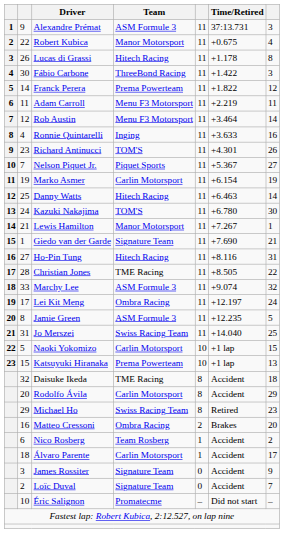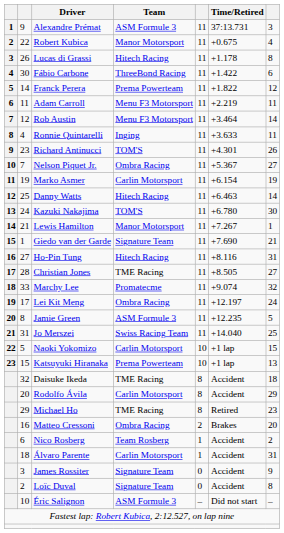(270, 73) 3 -> (270, 73) 6
(273, 134) 16 -> (272, 134) 11
(140, 165) Piquet Sports -> (142, 165) Ombra Racing
(273, 272) 22 -> (273, 272) 27
(146, 287) ASM Formule 3 -> (139, 287) Promatecme
(152, 409) Swiss Racing Team -> (139, 409) TME Racing
(273, 455) 17 -> (273, 455) 31
(270, 486) 7 -> (270, 486) 8
(139, 501) Promatecme -> (146, 501) ASM Formule 3
